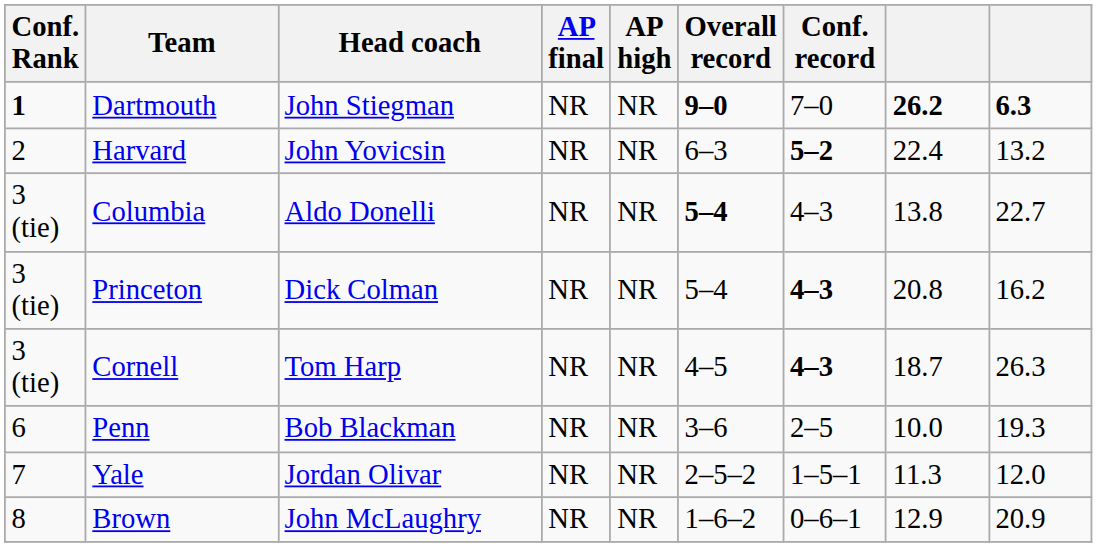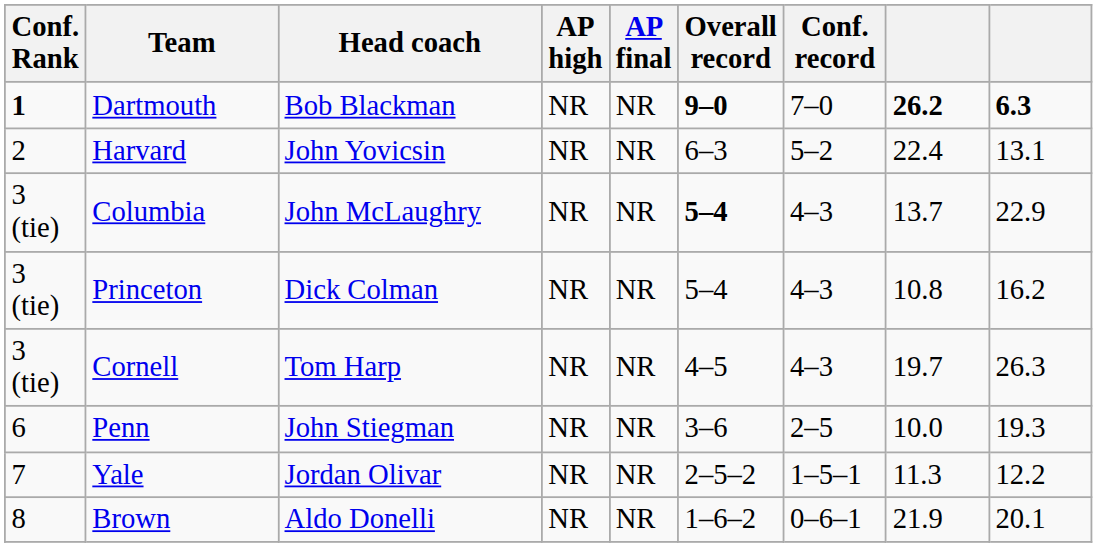columns swapped: (576, 43) <-> (644, 43)
(369, 104) John Stiegman -> (370, 104) Bob Blackman
(812, 150) bold -> (812, 150) normal
(1020, 150) 13.2 -> (1020, 150) 13.1
(360, 211) Aldo Donelli -> (383, 211) John McLaughry
(918, 211) 13.8 -> (918, 211) 13.7
(1020, 211) 22.7 -> (1020, 211) 22.9
(812, 289) bold -> (812, 289) normal
(918, 289) 20.8 -> (918, 289) 10.8
(812, 367) bold -> (812, 367) normal
(918, 367) 18.7 -> (918, 367) 19.7
(370, 428) Bob Blackman -> (369, 428) John Stiegman
(1020, 474) 12.0 -> (1020, 474) 12.2
(383, 519) John McLaughry -> (360, 519) Aldo Donelli
(918, 519) 12.9 -> (918, 519) 21.9
(1020, 519) 20.9 -> (1020, 519) 20.1
